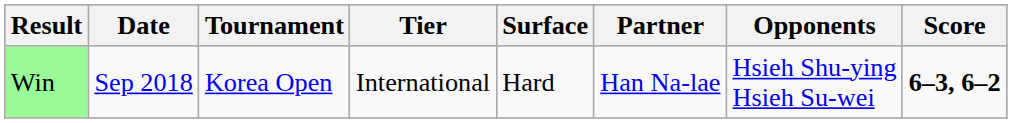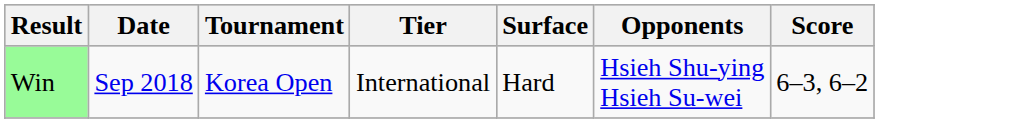- column: (660, 25)
(955, 81) bold -> (822, 81) normal
